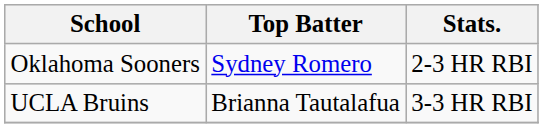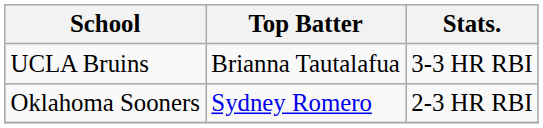rows swapped: (80, 102) <-> (105, 63)
